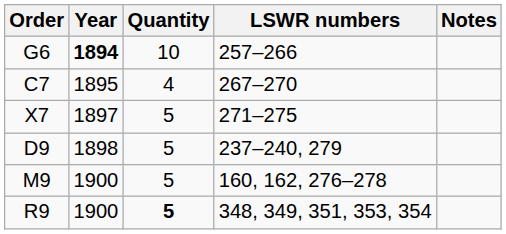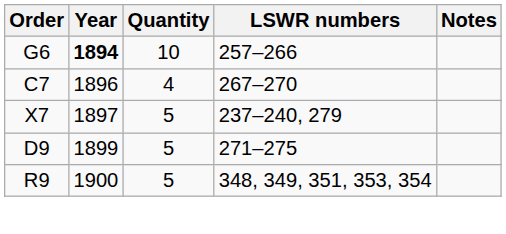(96, 84) 1895 -> (96, 84) 1896
(258, 116) 271–275 -> (280, 116) 237–240, 279
(96, 148) 1898 -> (96, 148) 1899
(280, 148) 237–240, 279 -> (258, 148) 271–275
- row: (37, 180)
(168, 212) bold -> (168, 180) normal
